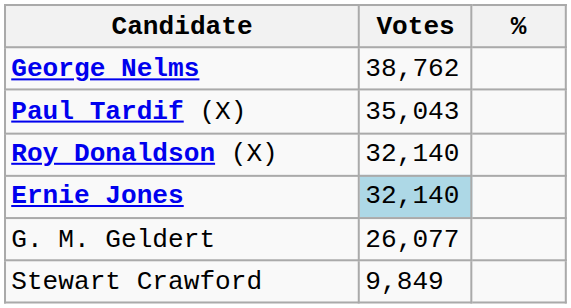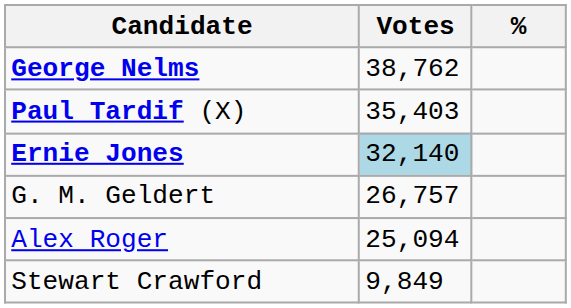(412, 111) 35,043 -> (412, 111) 35,403
- row: (145, 154)
(412, 239) 26,077 -> (412, 197) 26,757
+ row: (90, 239)
